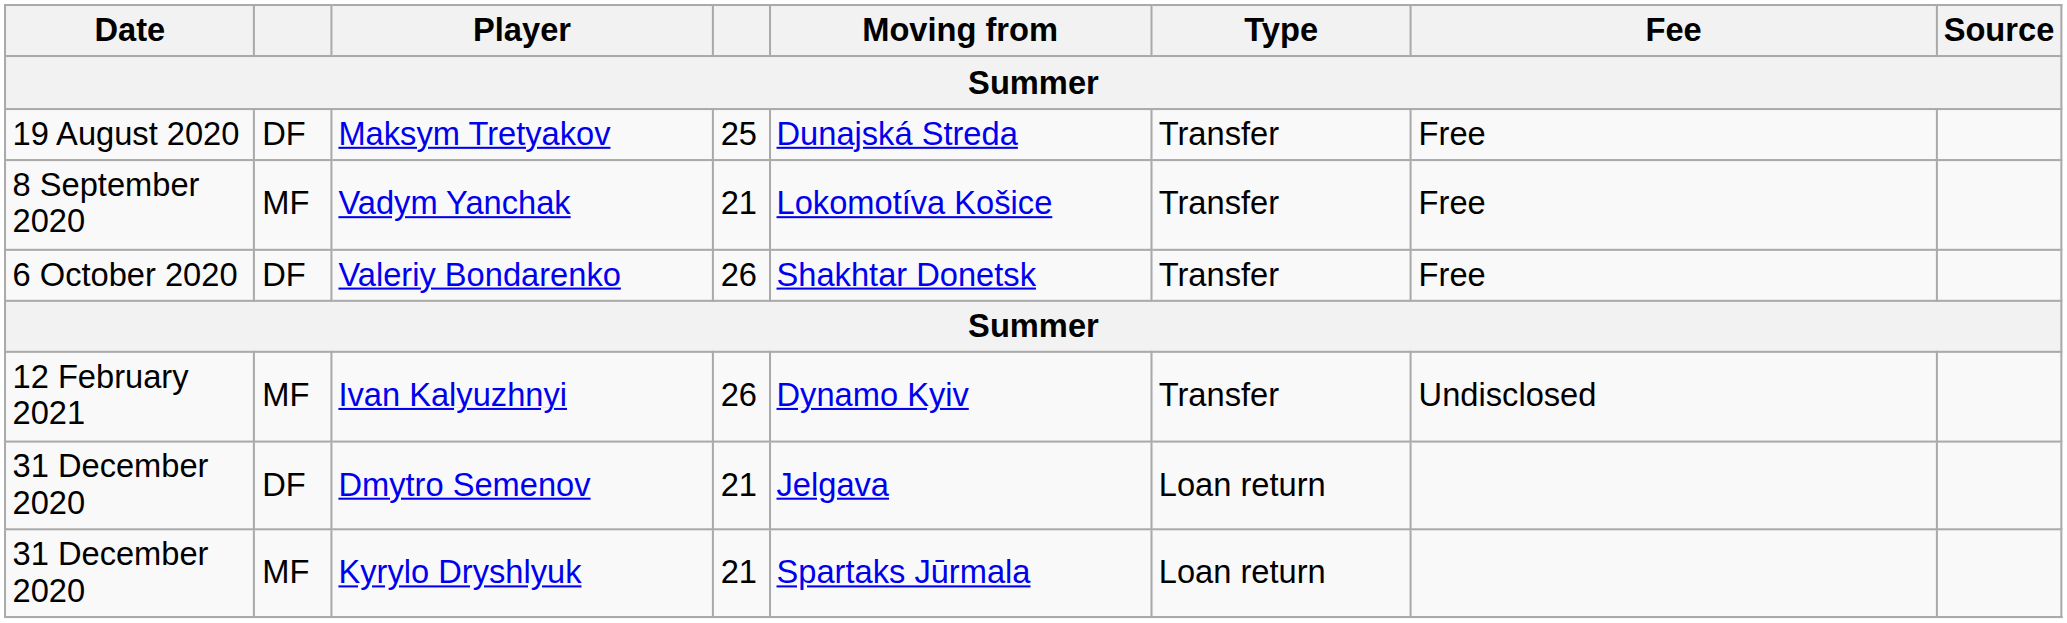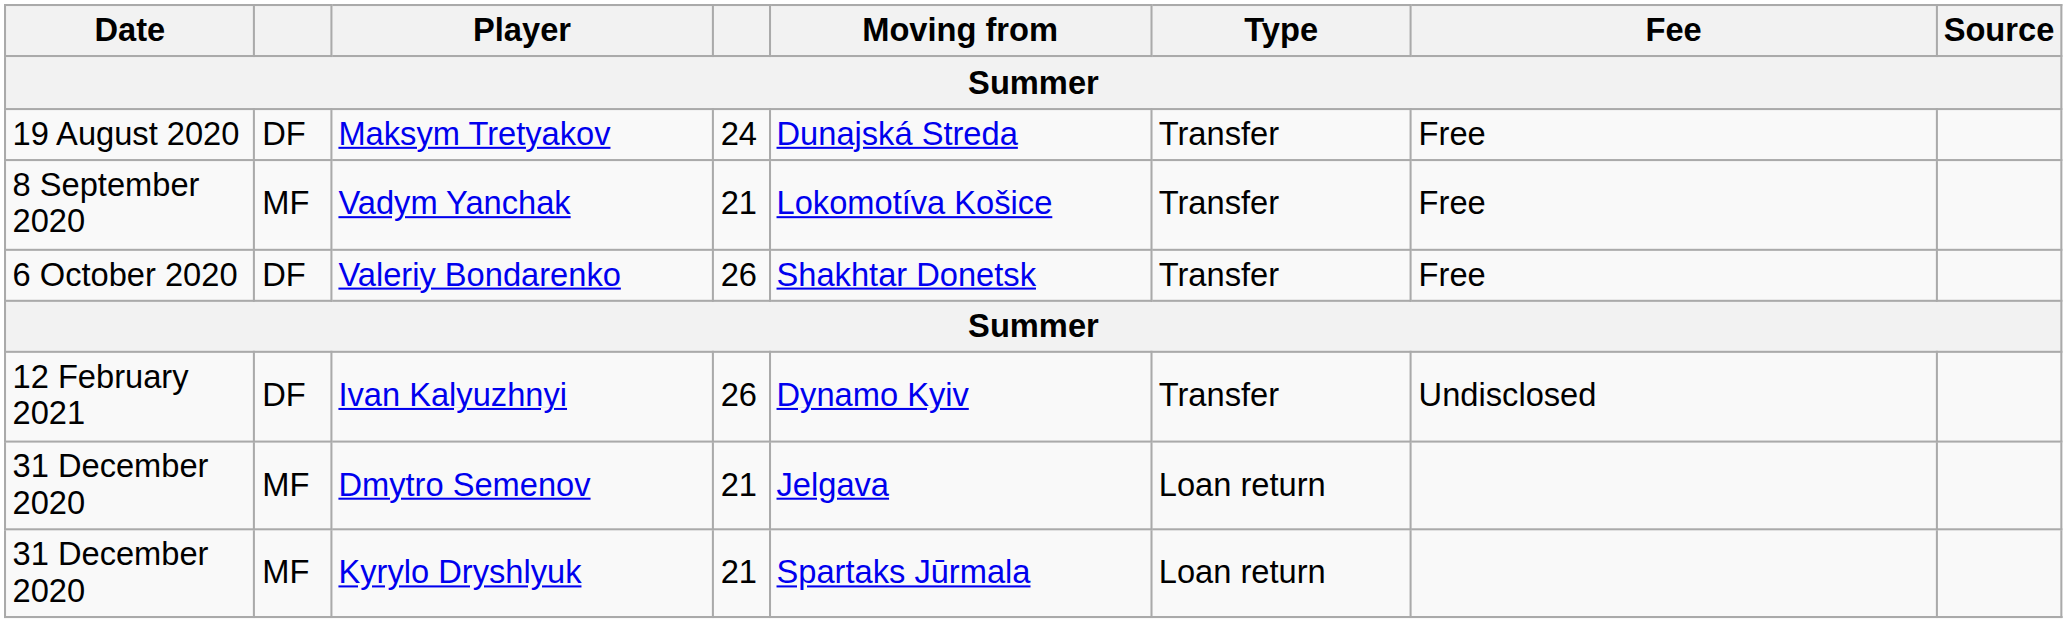(739, 133) 25 -> (739, 133) 24
(286, 396) MF -> (284, 396) DF
(284, 484) DF -> (286, 484) MF
